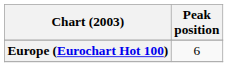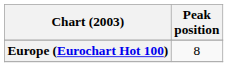(197, 51) 6 -> (197, 51) 8
